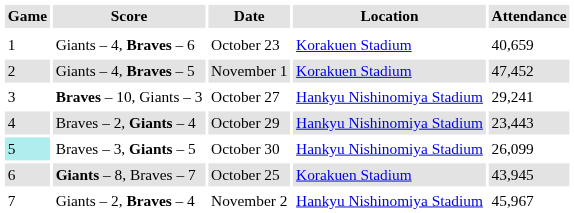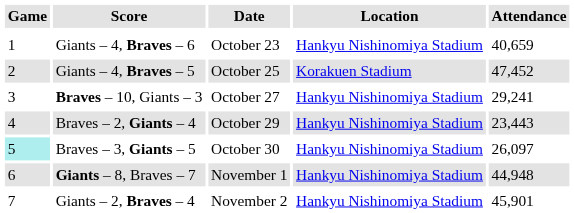(354, 45) Korakuen Stadium -> (389, 45) Hankyu Nishinomiya Stadium
(249, 71) November 1 -> (245, 71) October 25
(513, 148) 26,099 -> (513, 148) 26,097
(245, 174) October 25 -> (249, 174) November 1
(354, 174) Korakuen Stadium -> (389, 174) Hankyu Nishinomiya Stadium
(513, 174) 43,945 -> (513, 174) 44,948
(513, 200) 45,967 -> (513, 200) 45,901
